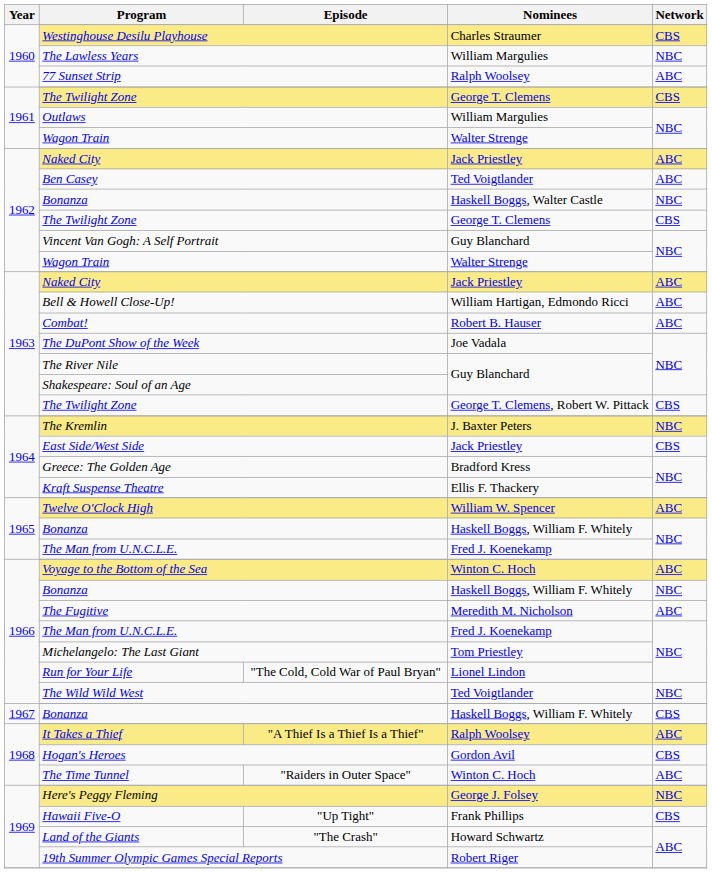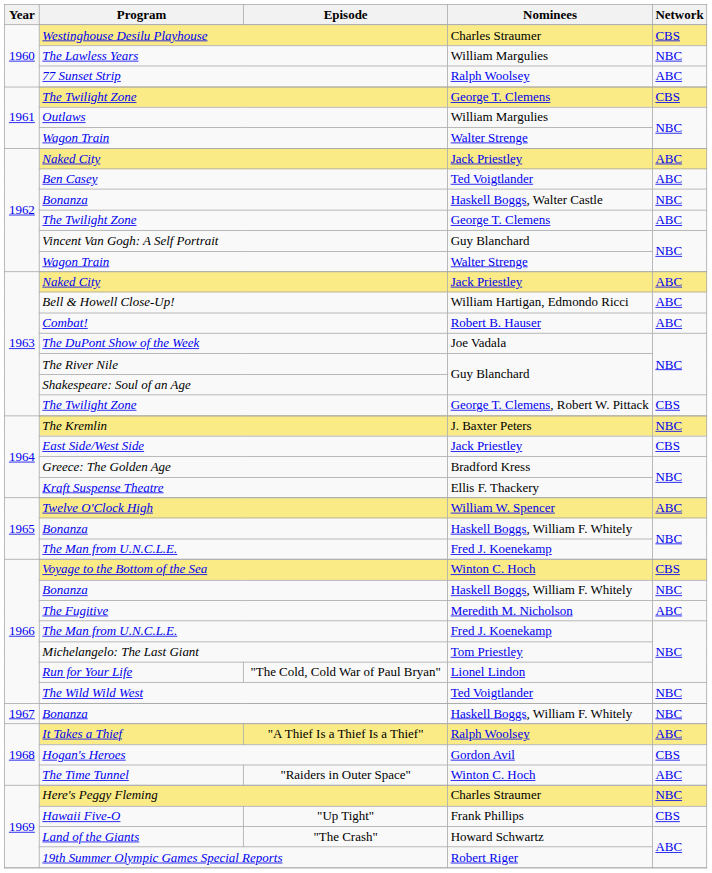(668, 220) CBS -> (669, 220) ABC
(669, 569) ABC -> (668, 569) CBS
(668, 713) CBS -> (669, 713) NBC
(494, 795) George J. Folsey -> (496, 795) Charles Straumer
